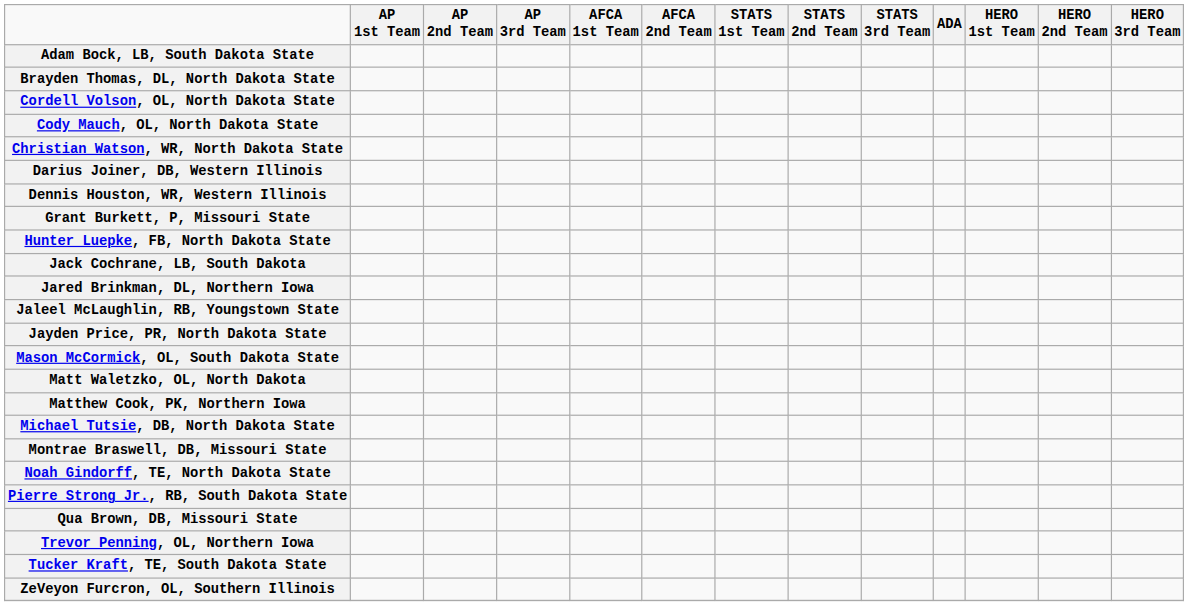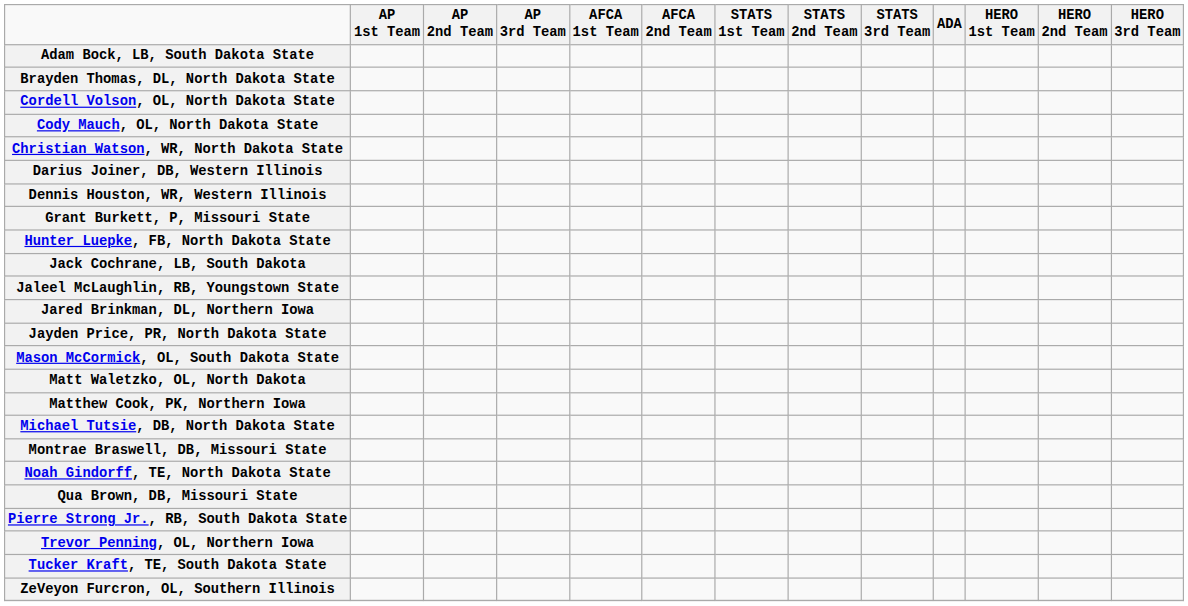rows swapped: (178, 288) <-> (178, 311)
rows swapped: (178, 496) <-> (178, 519)
